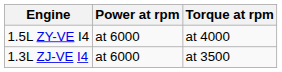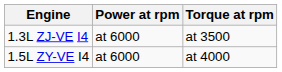rows swapped: (48, 57) <-> (48, 36)
